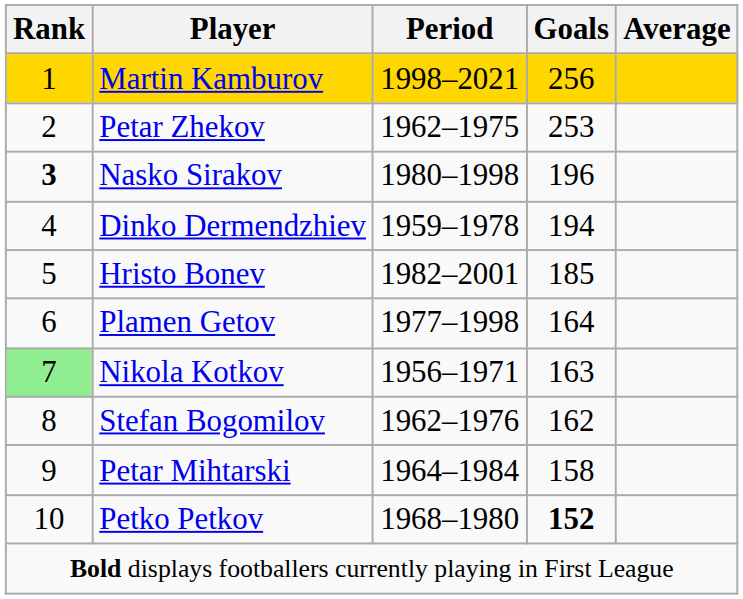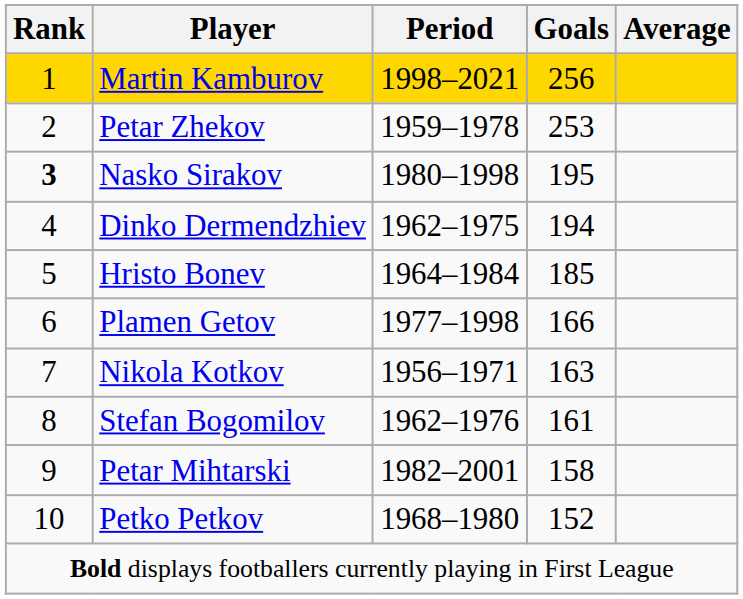(450, 126) 1962–1975 -> (450, 126) 1959–1978
(571, 175) 196 -> (571, 175) 195
(450, 224) 1959–1978 -> (450, 224) 1962–1975
(450, 273) 1982–2001 -> (450, 273) 1964–1984
(571, 322) 164 -> (571, 322) 166
(49, 371) lightgreen background -> (49, 371) no background
(571, 420) 162 -> (571, 420) 161
(450, 469) 1964–1984 -> (450, 469) 1982–2001
(571, 518) bold -> (571, 518) normal
